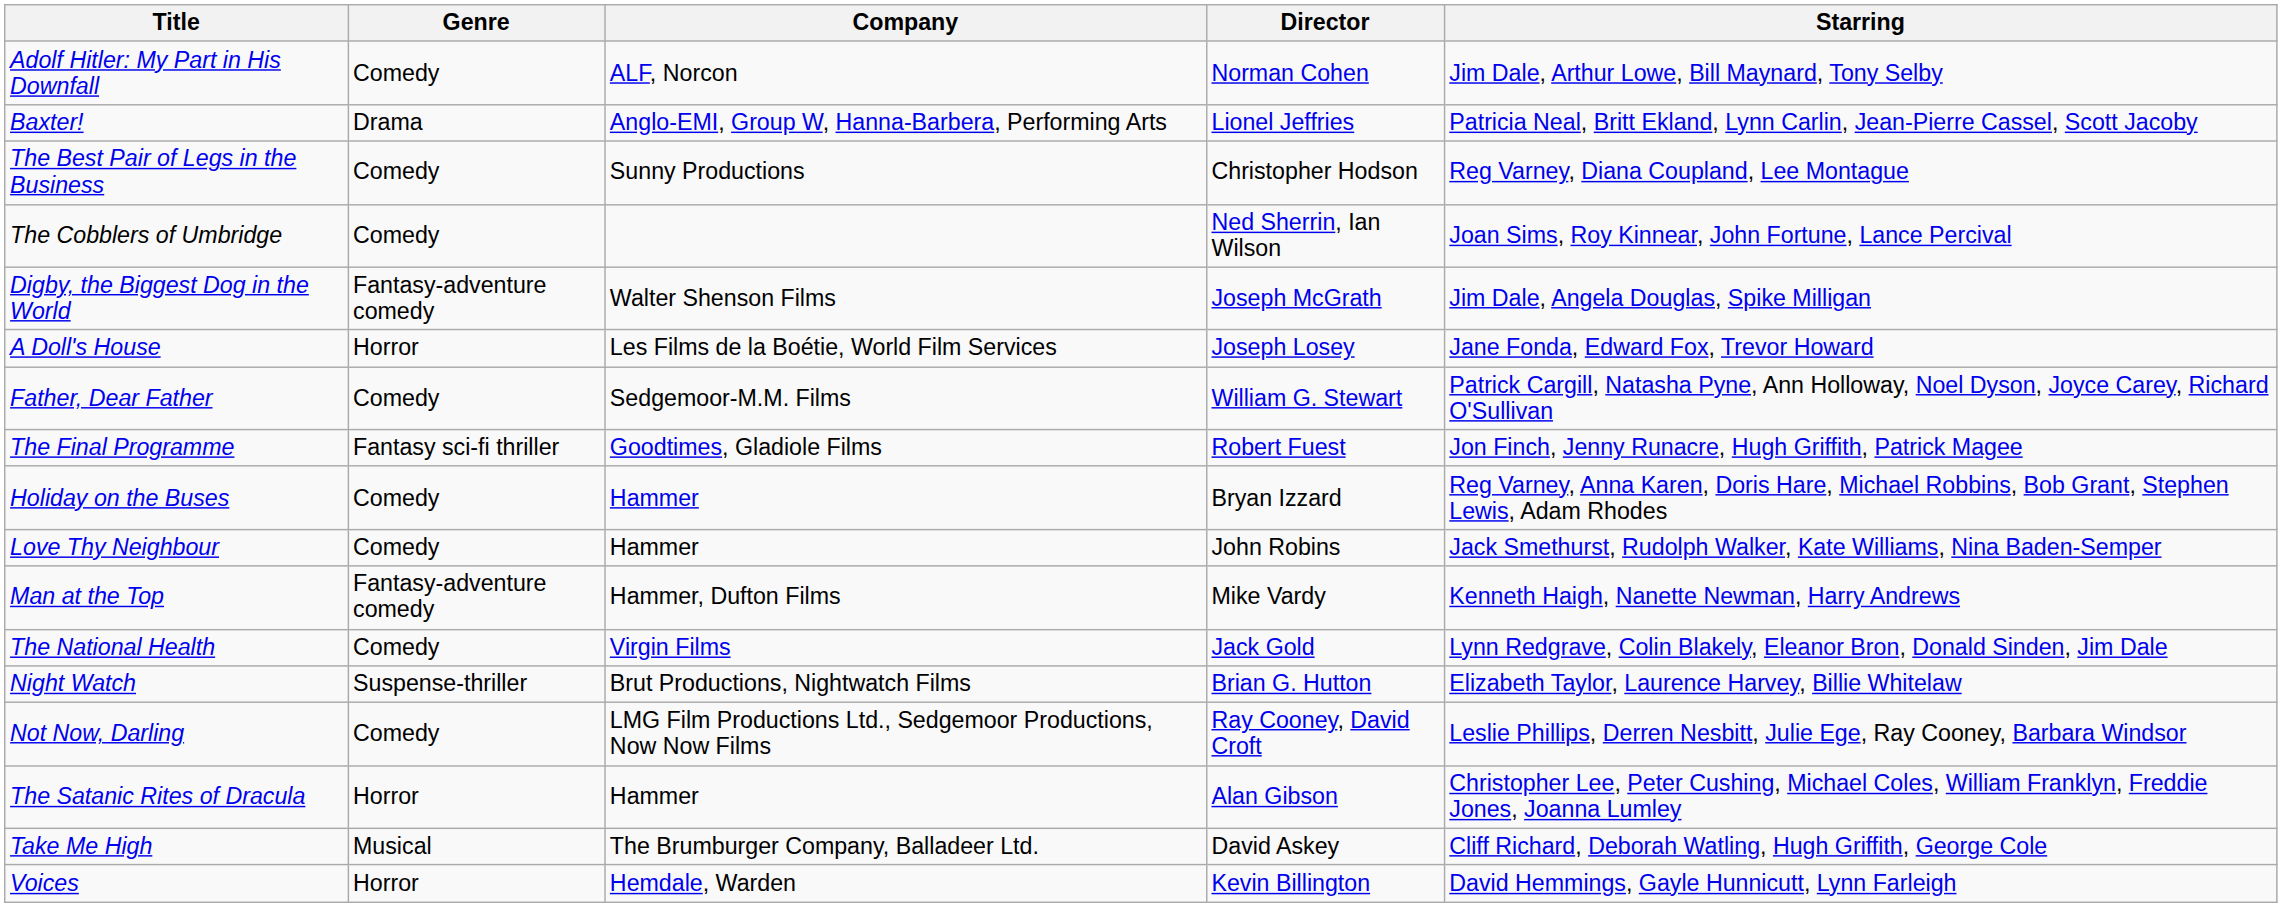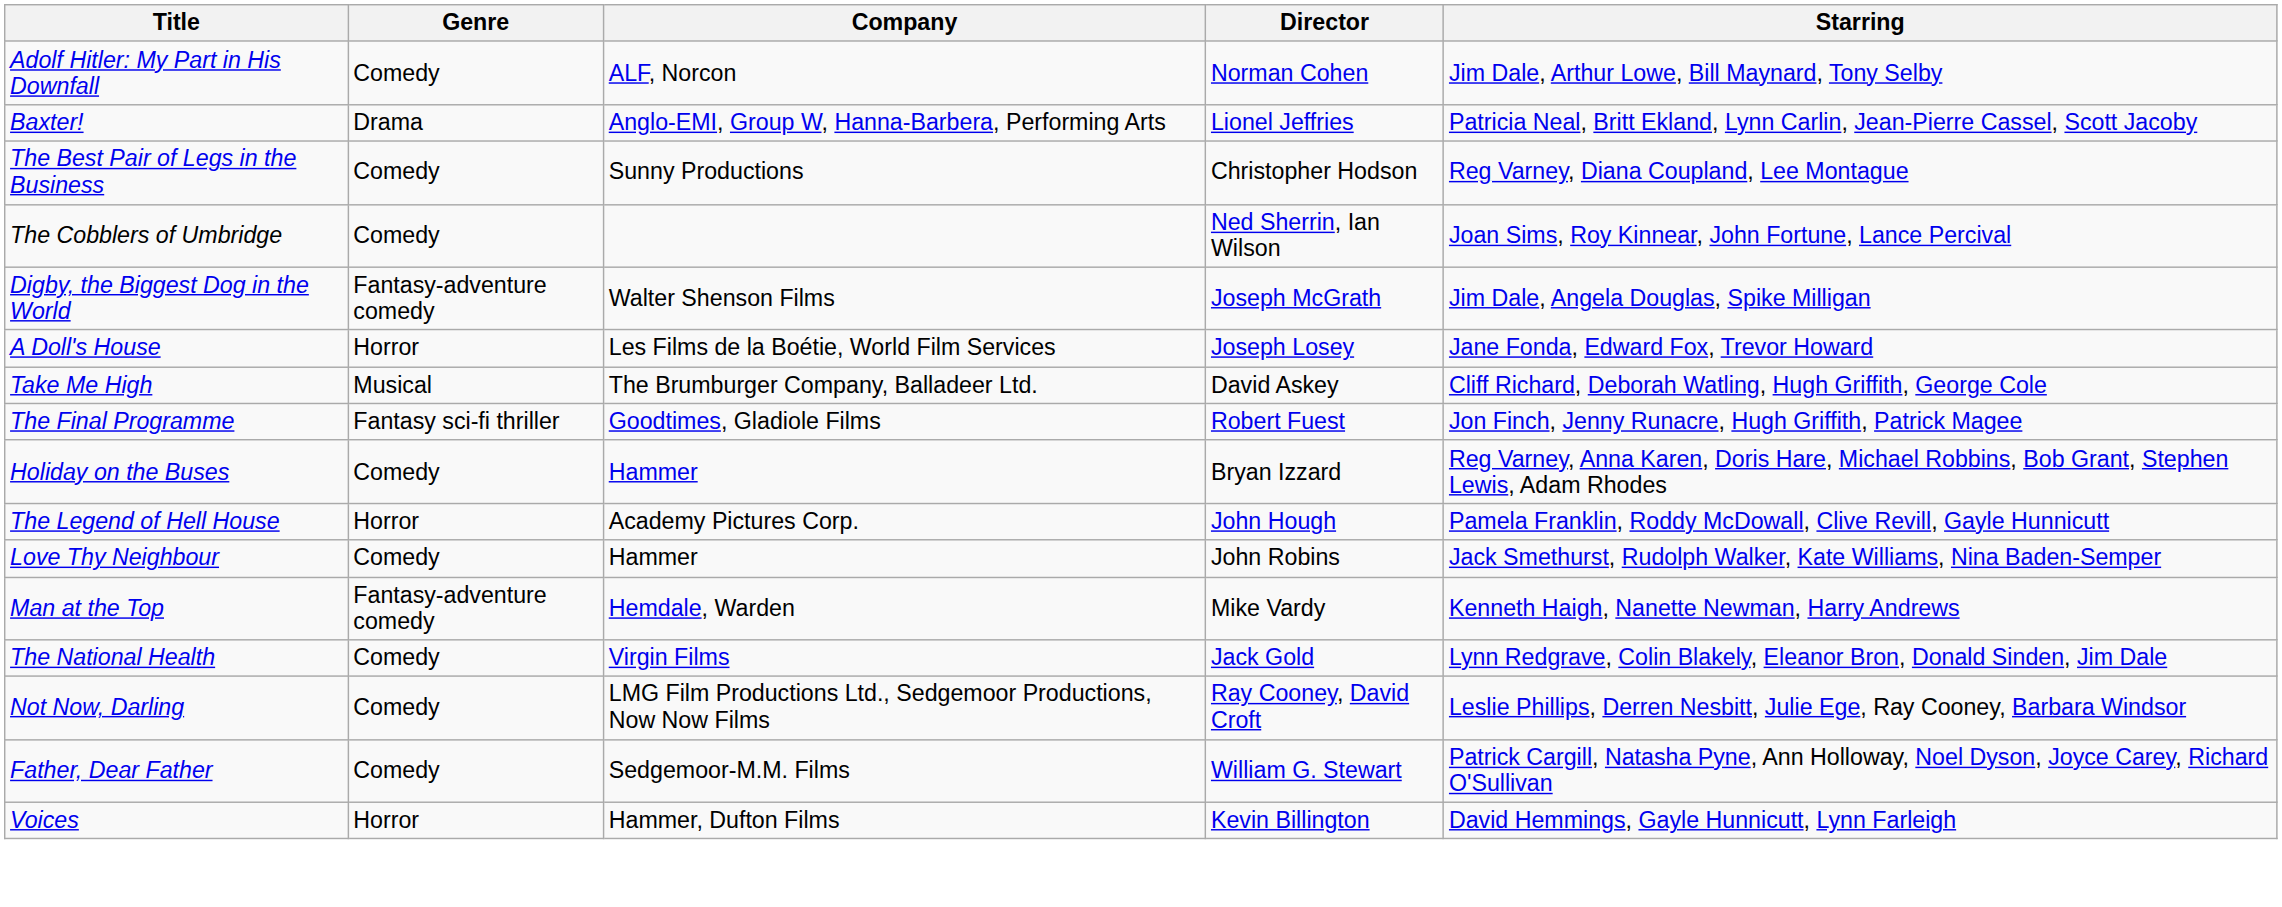rows swapped: (111, 397) <-> (81, 846)
+ row: (145, 521)
(725, 597) Hammer, Dufton Films -> (702, 607) Hemdale, Warden
- row: (73, 683)
- row: (158, 796)
(703, 883) Hemdale, Warden -> (724, 820) Hammer, Dufton Films
